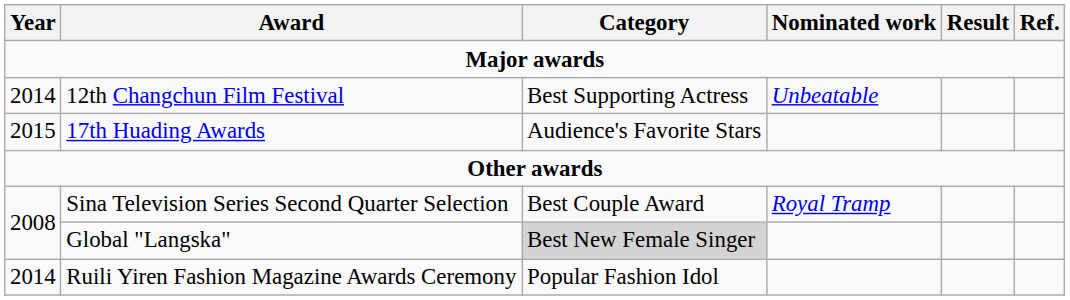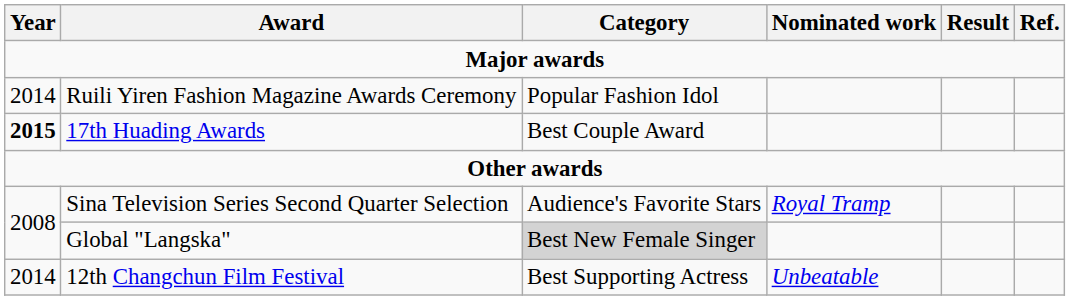rows swapped: (205, 95) <-> (291, 276)
(33, 131) normal -> (33, 131) bold
(644, 131) Audience's Favorite Stars -> (616, 131) Best Couple Award
(616, 204) Best Couple Award -> (644, 204) Audience's Favorite Stars
